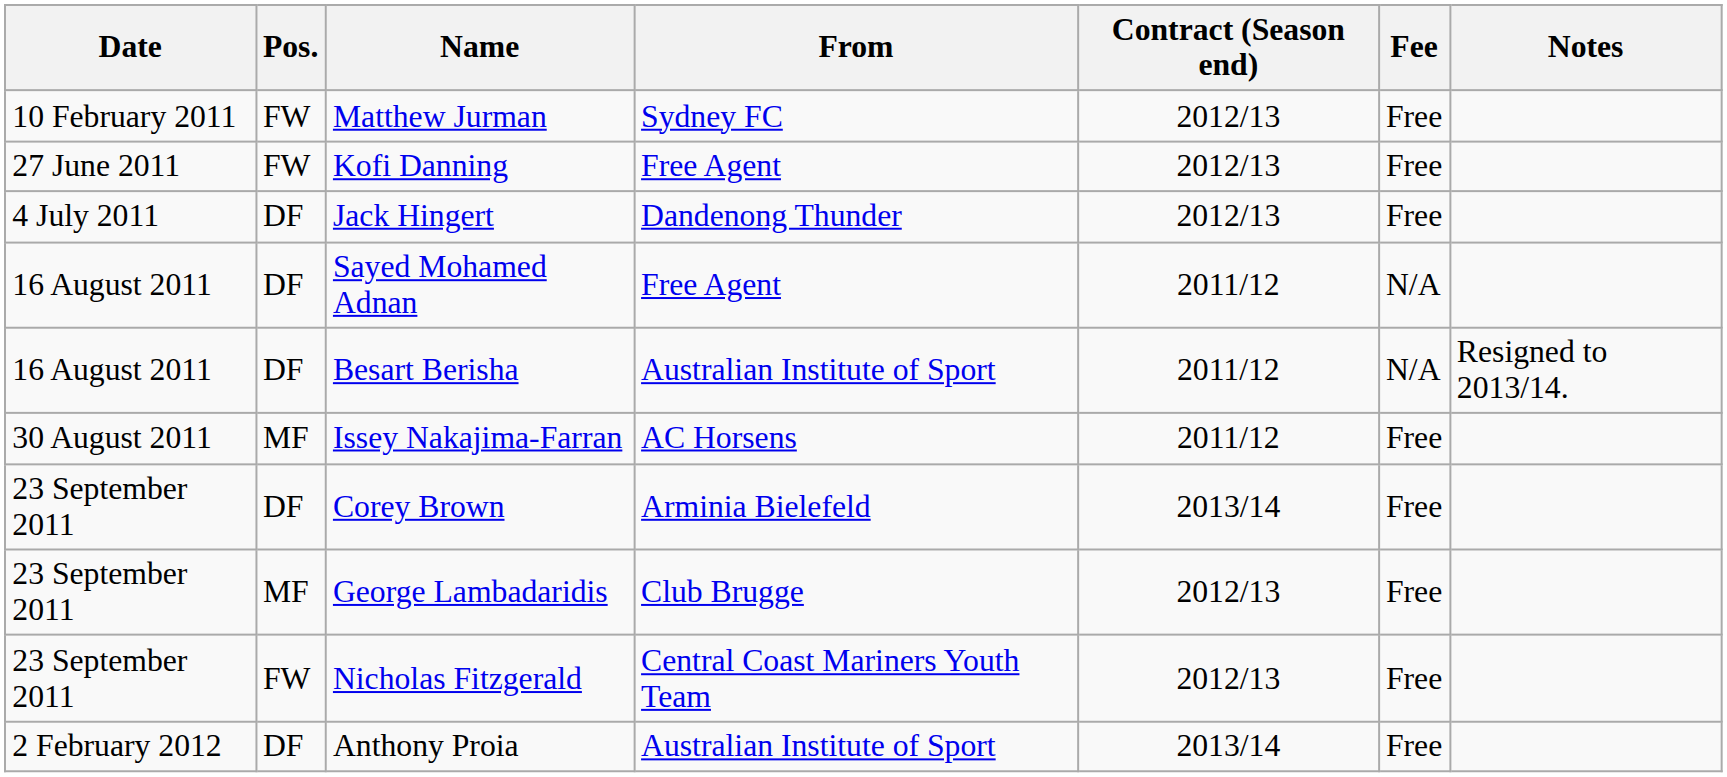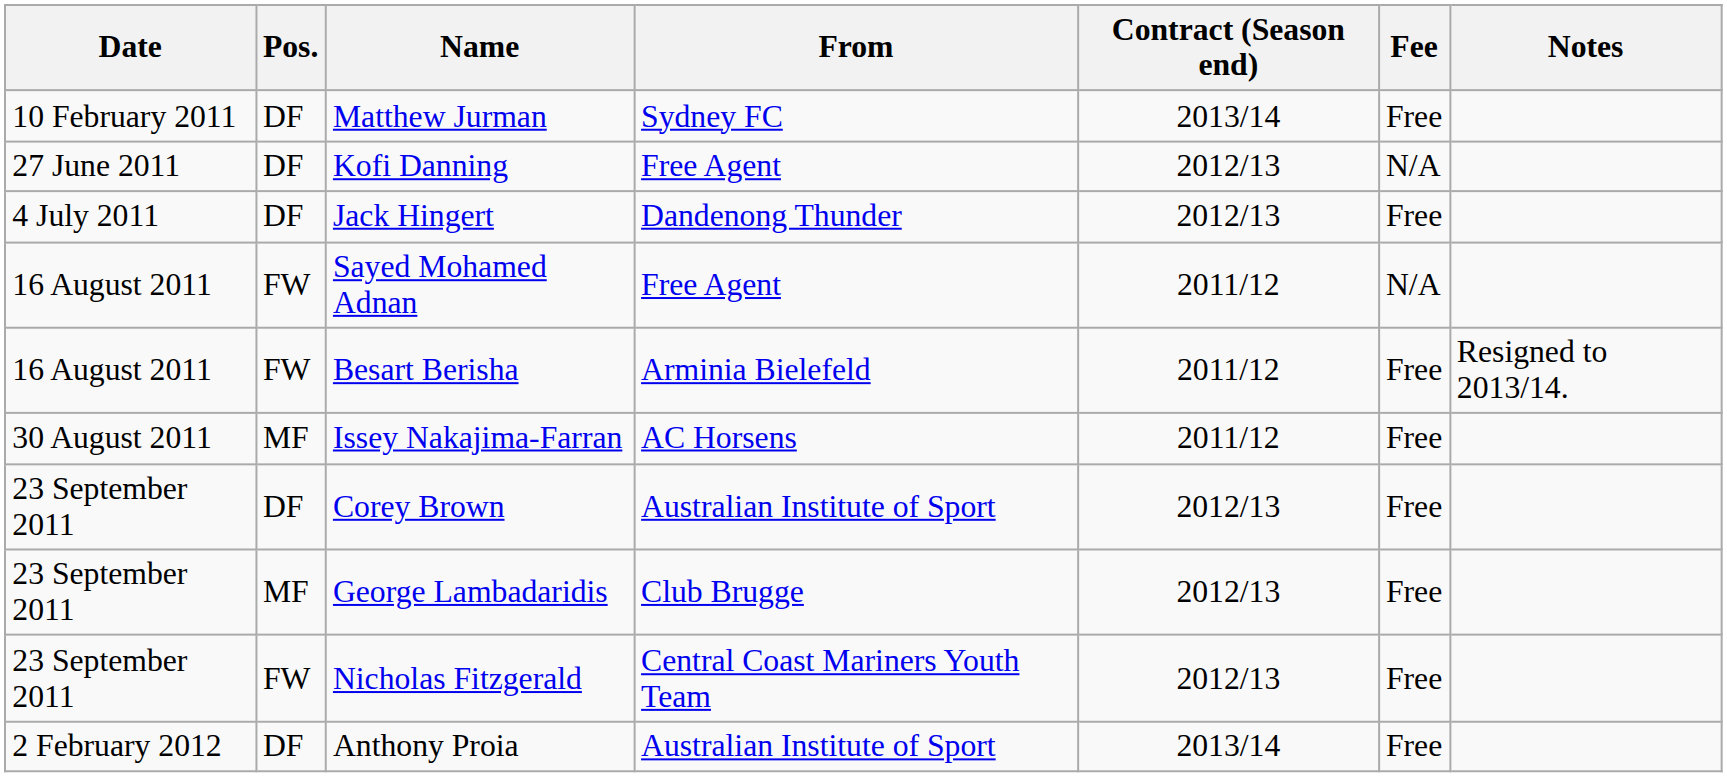(287, 115) FW -> (283, 115) DF
(1228, 115) 2012/13 -> (1228, 115) 2013/14
(287, 165) FW -> (283, 165) DF
(1414, 165) Free -> (1413, 165) N/A
(283, 284) DF -> (287, 284) FW
(283, 369) DF -> (287, 369) FW
(818, 369) Australian Institute of Sport -> (756, 369) Arminia Bielefeld
(1413, 369) N/A -> (1414, 369) Free
(756, 506) Arminia Bielefeld -> (818, 506) Australian Institute of Sport
(1228, 506) 2013/14 -> (1228, 506) 2012/13
